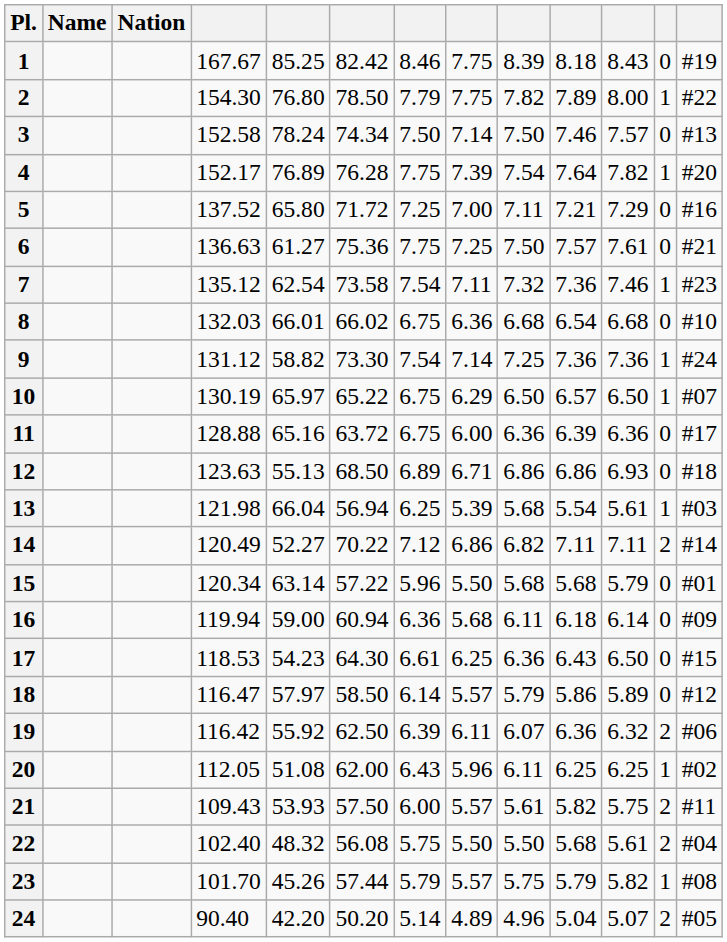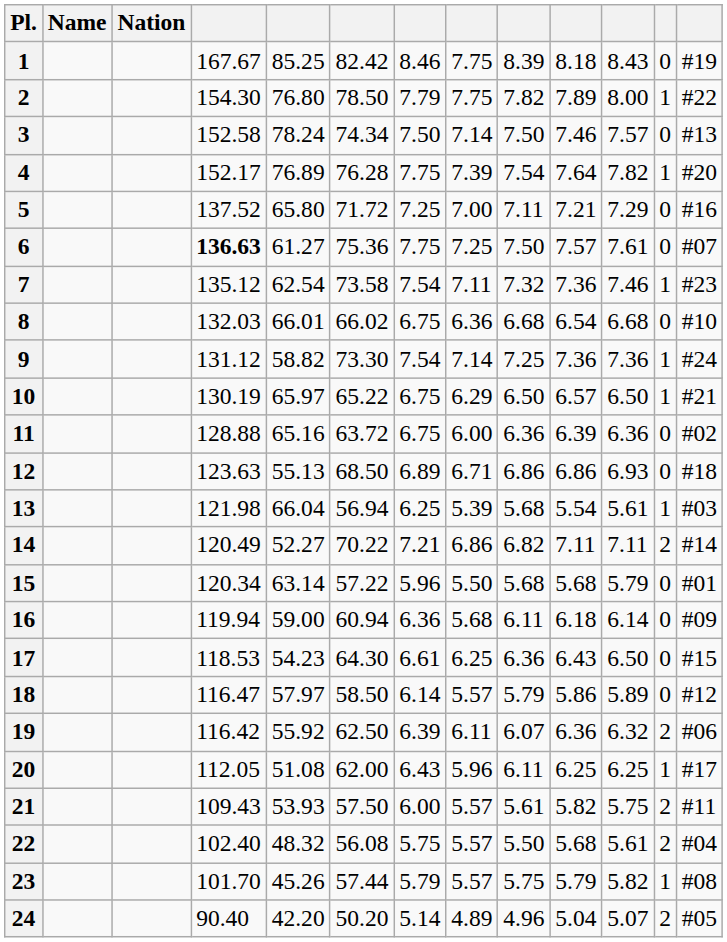(229, 246) normal -> (229, 246) bold
(699, 246) #21 -> (699, 246) #07
(699, 396) #07 -> (699, 396) #21
(699, 433) #17 -> (699, 433) #02
(420, 545) 7.12 -> (420, 545) 7.21
(699, 769) #02 -> (699, 769) #17
(472, 843) 5.50 -> (472, 843) 5.57
